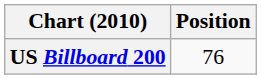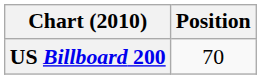(213, 56) 76 -> (213, 56) 70
